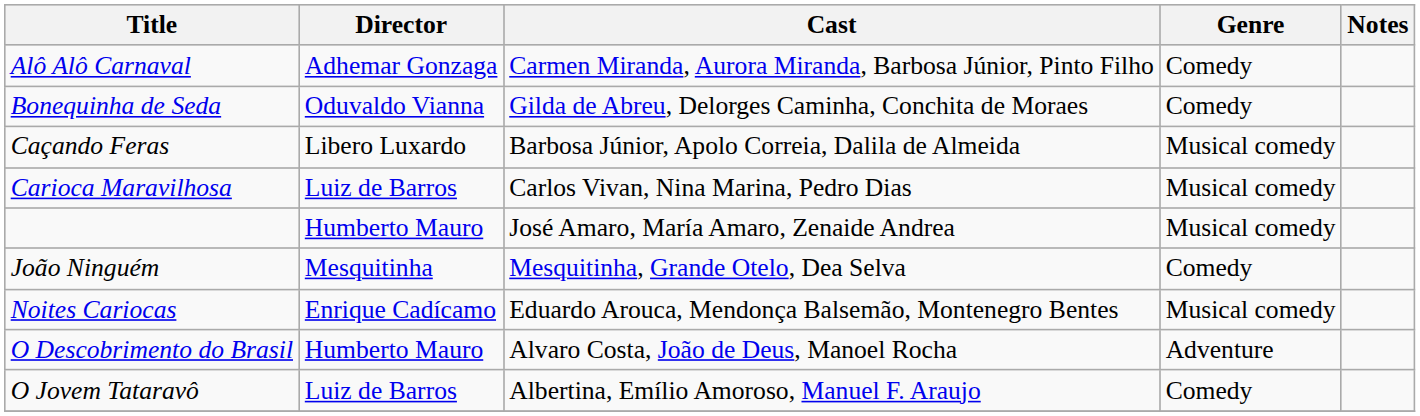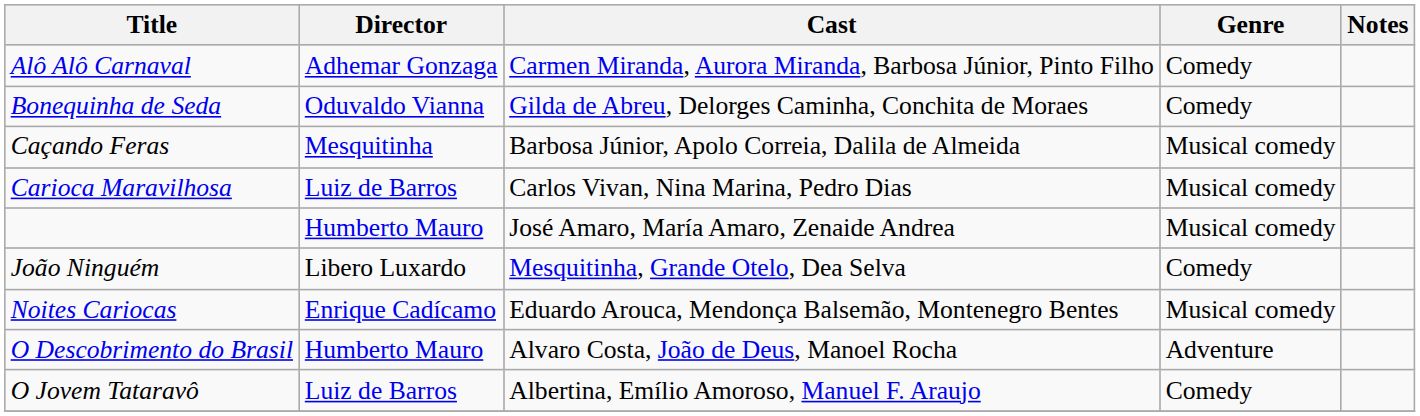(385, 146) Libero Luxardo -> (369, 146) Mesquitinha
(369, 268) Mesquitinha -> (385, 268) Libero Luxardo
